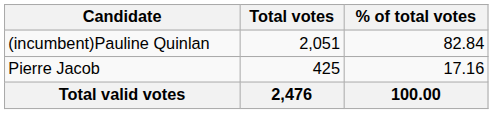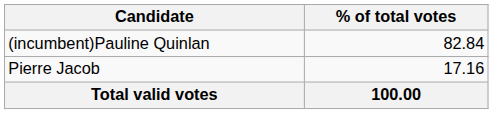- column: (292, 17)
